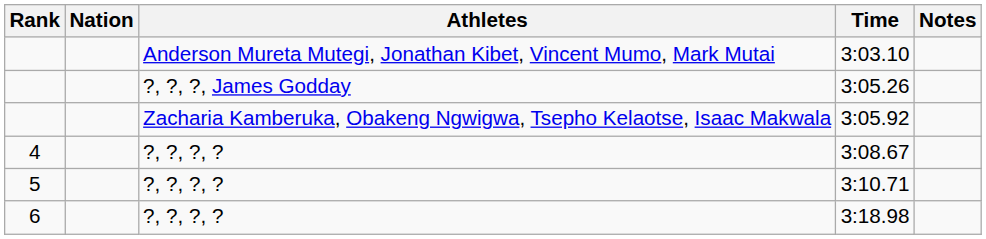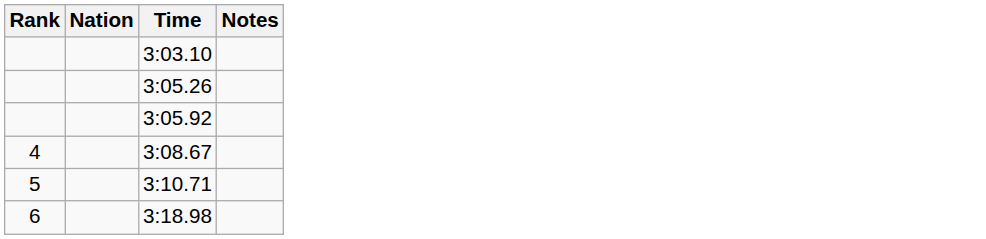- column: (487, 20)
